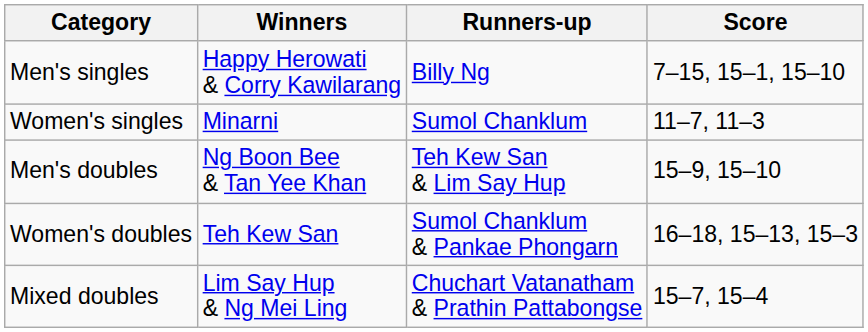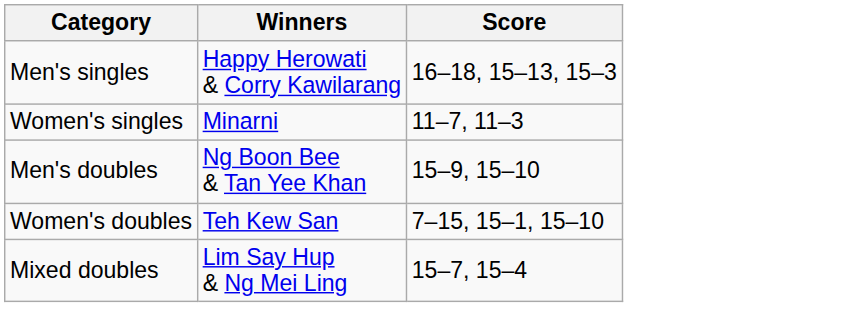- column: (527, 22)
(749, 72) 7–15, 15–1, 15–10 -> (514, 72) 16–18, 15–13, 15–3
(755, 233) 16–18, 15–13, 15–3 -> (508, 220) 7–15, 15–1, 15–10
